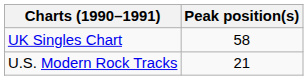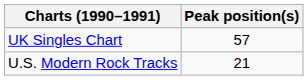(242, 39) 58 -> (242, 39) 57
